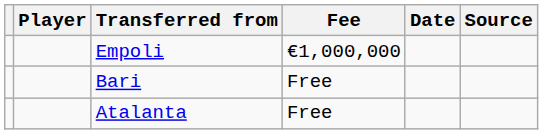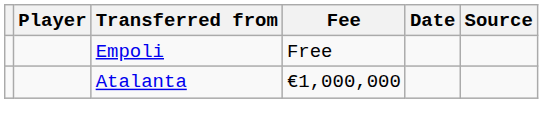(344, 51) €1,000,000 -> (310, 51) Free
- row: (118, 82)
(310, 113) Free -> (344, 82) €1,000,000
